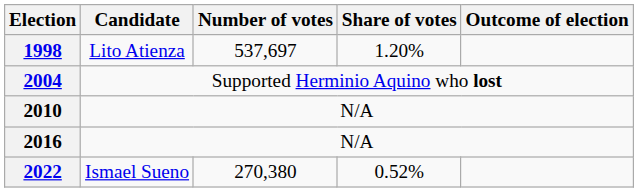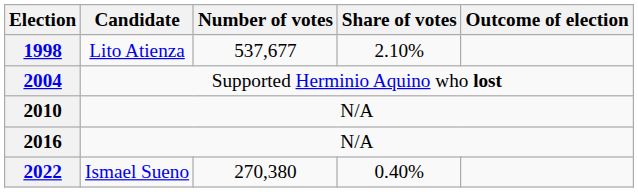(265, 50) 537,697 -> (265, 50) 537,677
(399, 50) 1.20% -> (399, 50) 2.10%
(399, 171) 0.52% -> (399, 171) 0.40%
